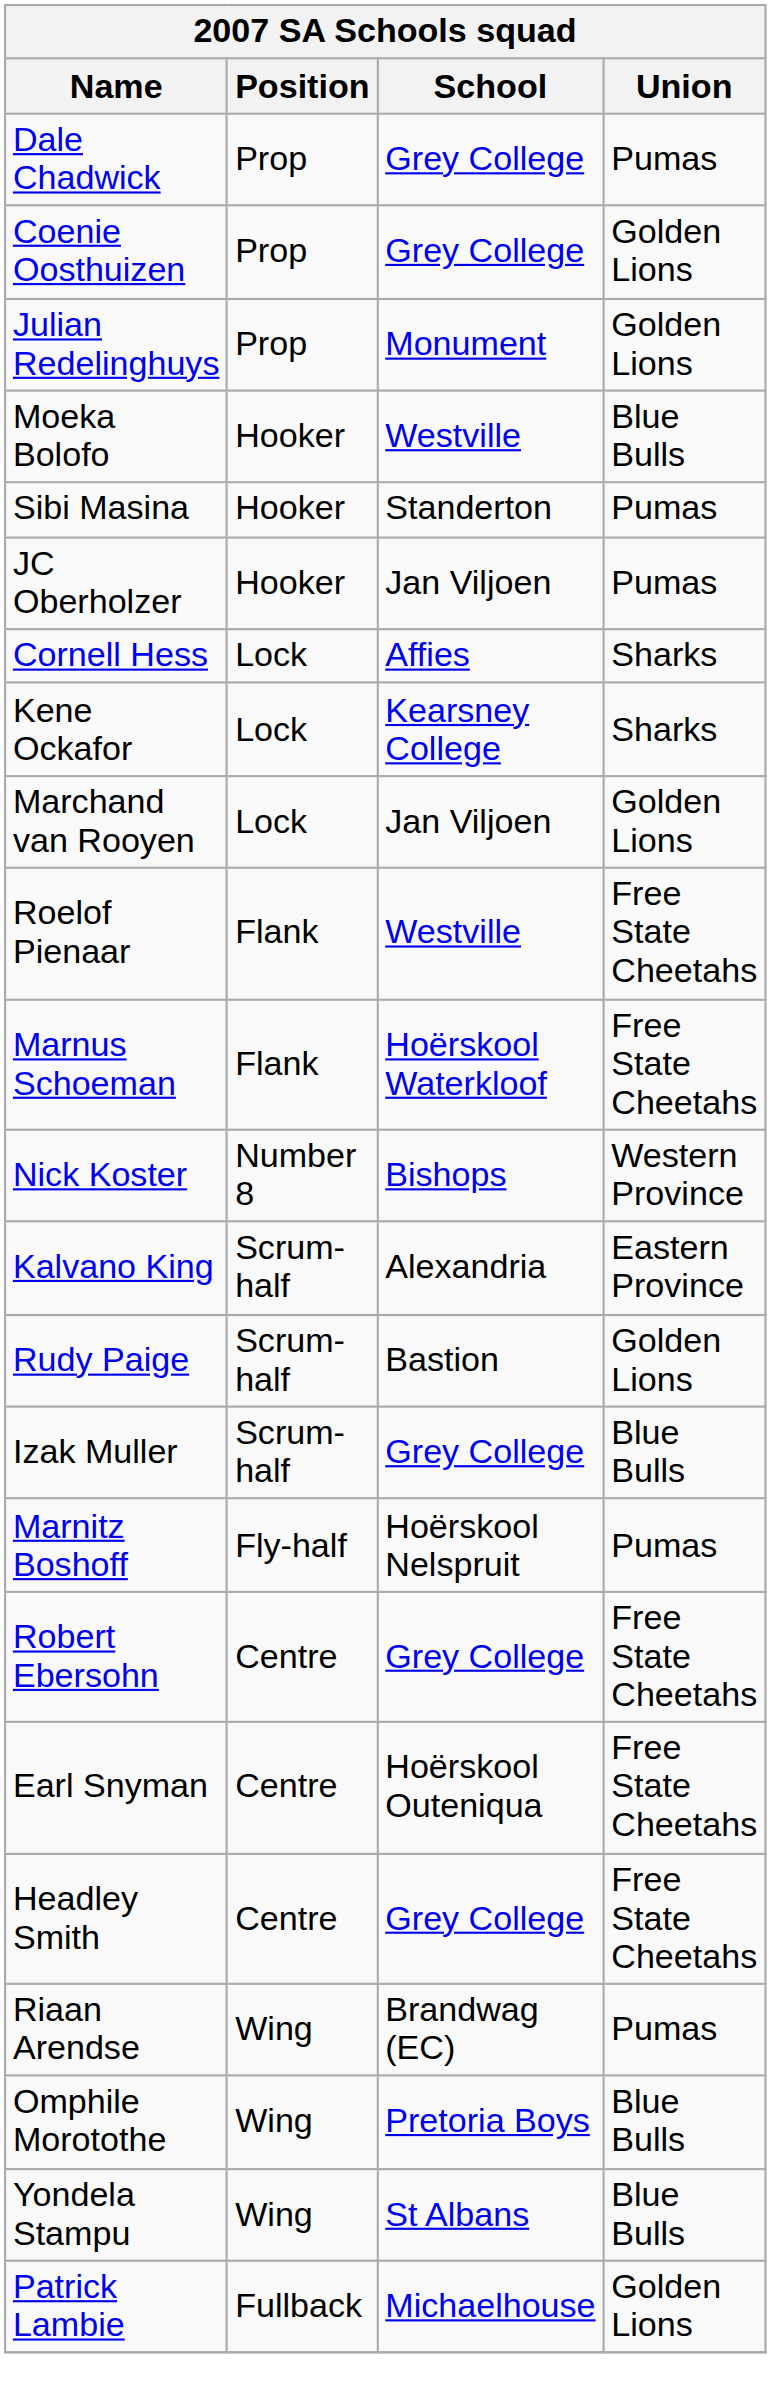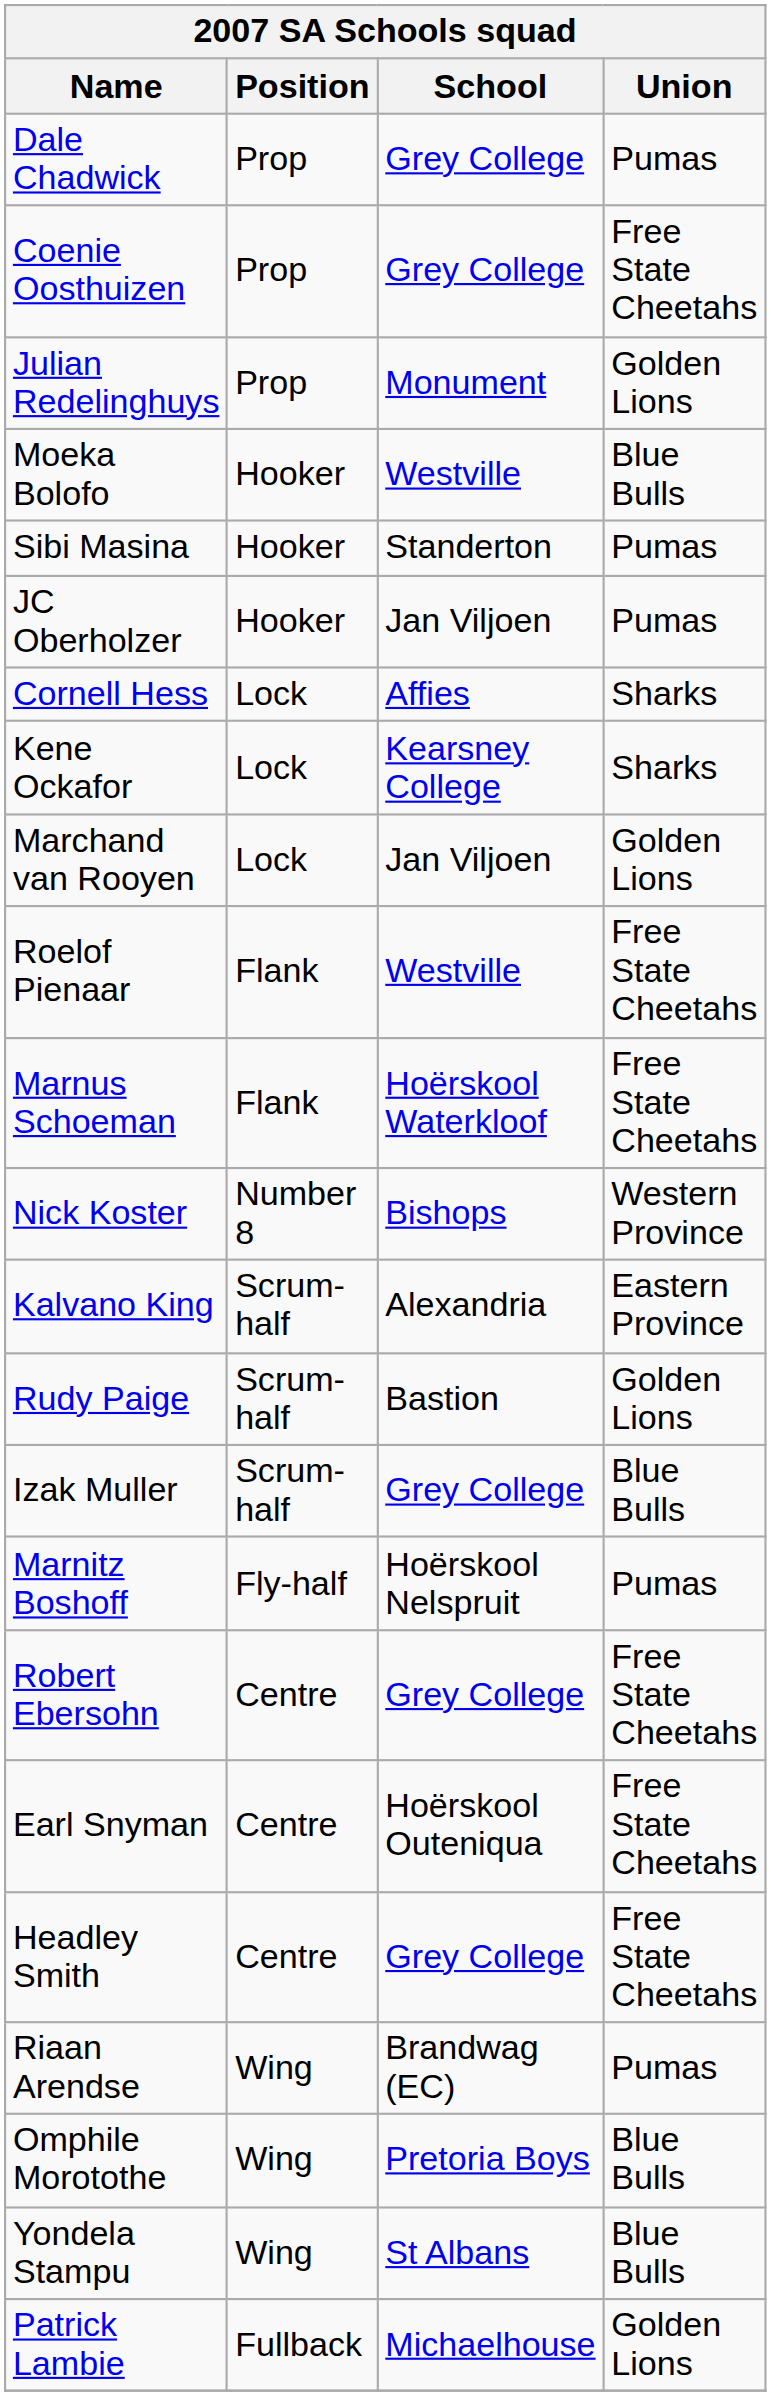(666, 251) Golden Lions -> (684, 270) Free State Cheetahs
